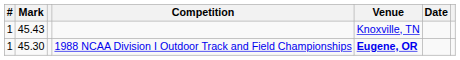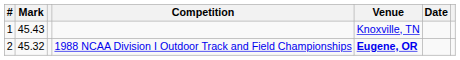(10, 47) 1 -> (10, 47) 2
(31, 47) 45.30 -> (31, 47) 45.32
